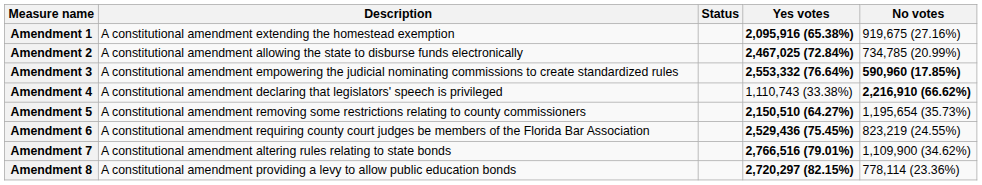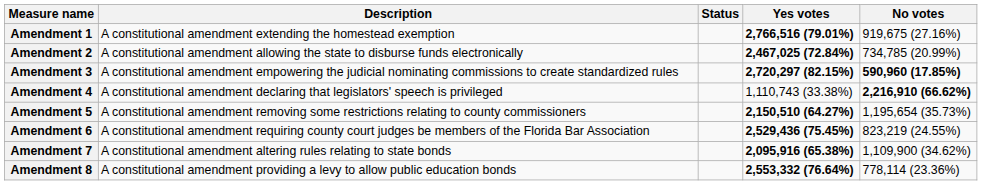(799, 33) 2,095,916 (65.38%) -> (799, 33) 2,766,516 (79.01%)
(799, 72) 2,553,332 (76.64%) -> (799, 72) 2,720,297 (82.15%)
(799, 151) 2,766,516 (79.01%) -> (799, 151) 2,095,916 (65.38%)
(799, 170) 2,720,297 (82.15%) -> (799, 170) 2,553,332 (76.64%)
